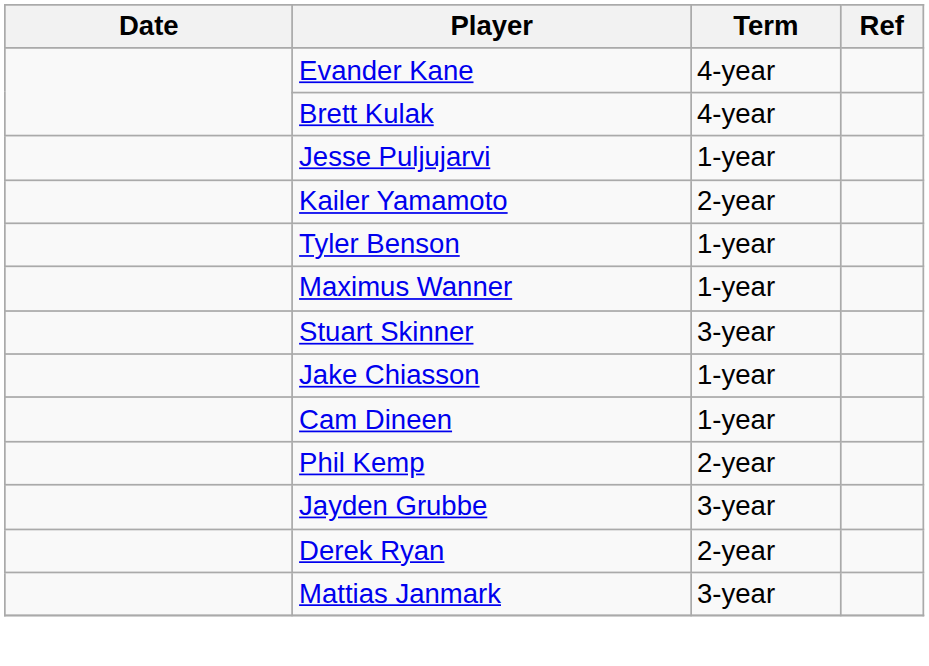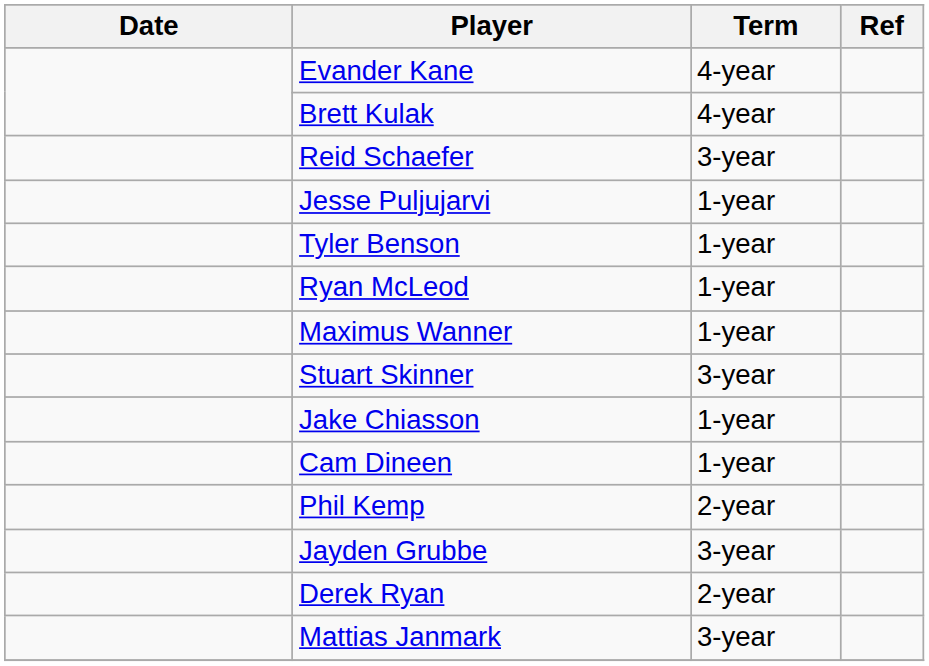+ row: (386, 157)
- row: (403, 200)
+ row: (384, 288)
